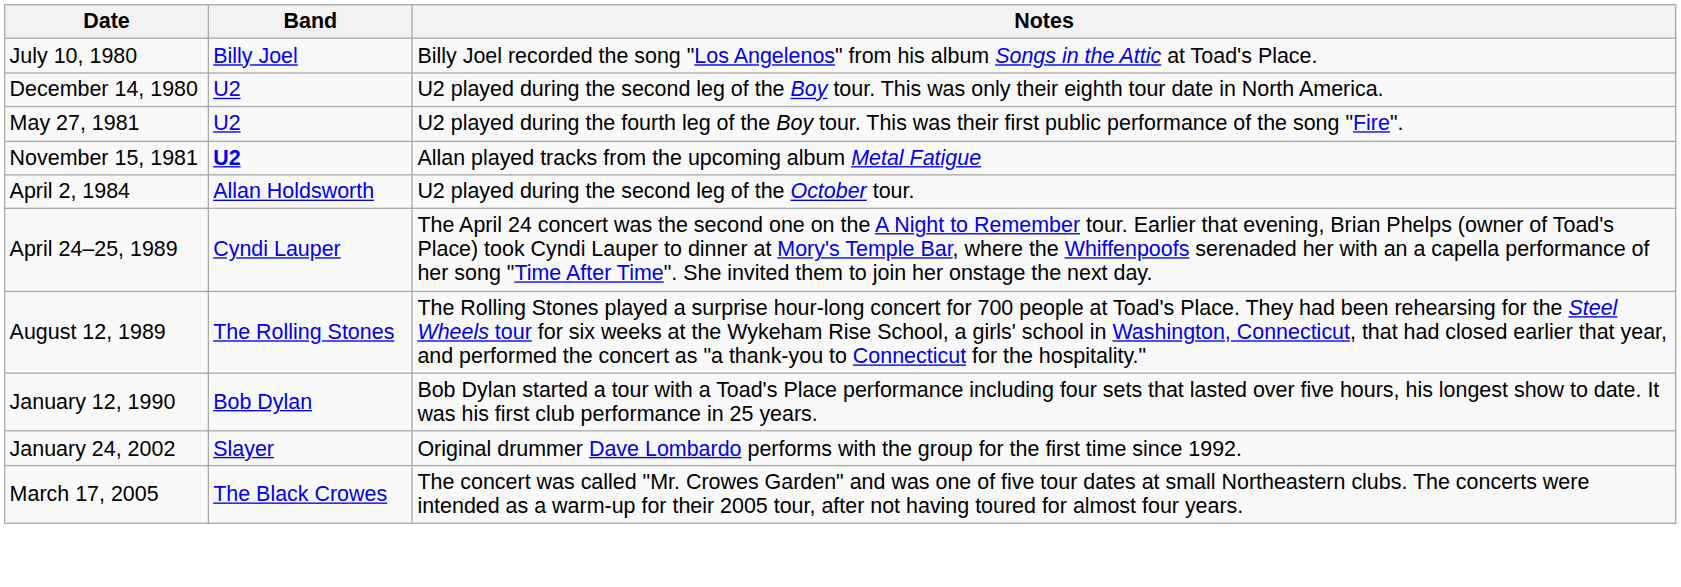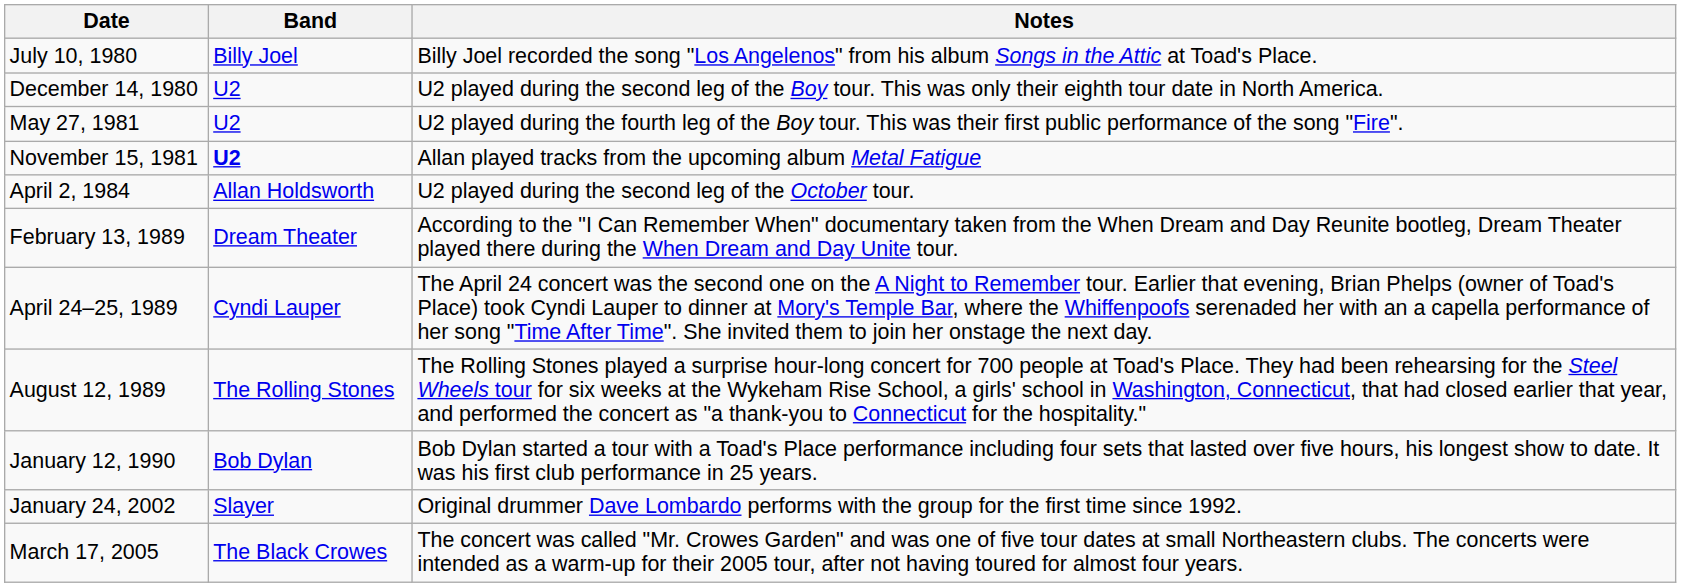+ row: (97, 237)
